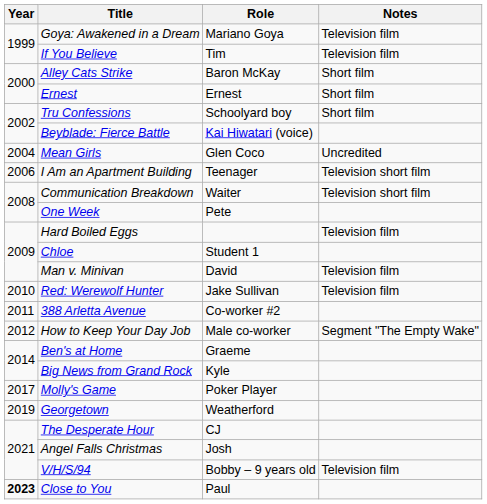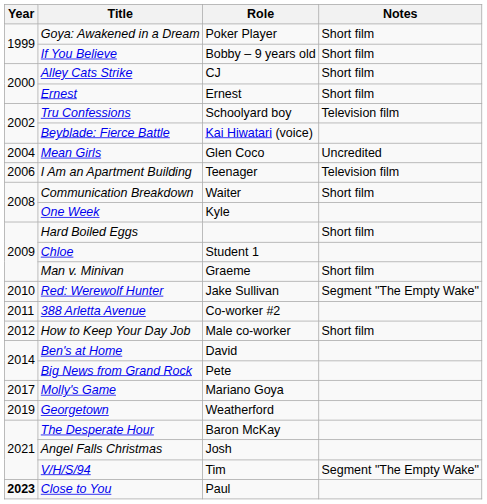(245, 34) Mariano Goya -> (241, 34) Poker Player
(360, 34) Television film -> (348, 34) Short film
(216, 53) Tim -> (261, 53) Bobby – 9 years old
(360, 53) Television film -> (348, 53) Short film
(243, 73) Baron McKay -> (213, 73) CJ
(348, 113) Short film -> (360, 113) Television film
(376, 172) Television short film -> (360, 172) Television film
(376, 192) Television short film -> (348, 192) Short film
(218, 212) Pete -> (218, 212) Kyle
(360, 232) Television film -> (348, 232) Short film
(221, 271) David -> (228, 271) Graeme
(360, 271) Television film -> (348, 271) Short film
(360, 291) Television film -> (400, 291) Segment "The Empty Wake"
(400, 331) Segment "The Empty Wake" -> (348, 331) Short film
(228, 350) Graeme -> (221, 350) David
(218, 370) Kyle -> (218, 370) Pete
(241, 390) Poker Player -> (245, 390) Mariano Goya
(213, 430) CJ -> (243, 430) Baron McKay
(261, 469) Bobby – 9 years old -> (216, 469) Tim
(360, 469) Television film -> (400, 469) Segment "The Empty Wake"
